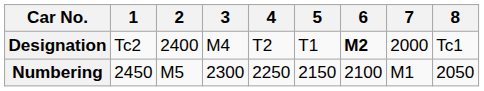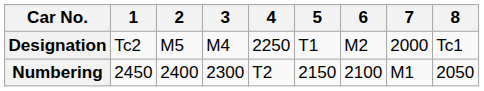(179, 45) 2400 -> (172, 45) M5
(262, 45) T2 -> (271, 45) 2250
(356, 45) bold -> (356, 45) normal
(172, 72) M5 -> (179, 72) 2400
(271, 72) 2250 -> (262, 72) T2
